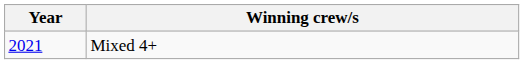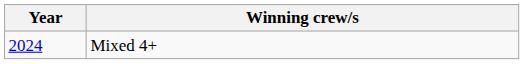(25, 44) 2021 -> (25, 44) 2024
